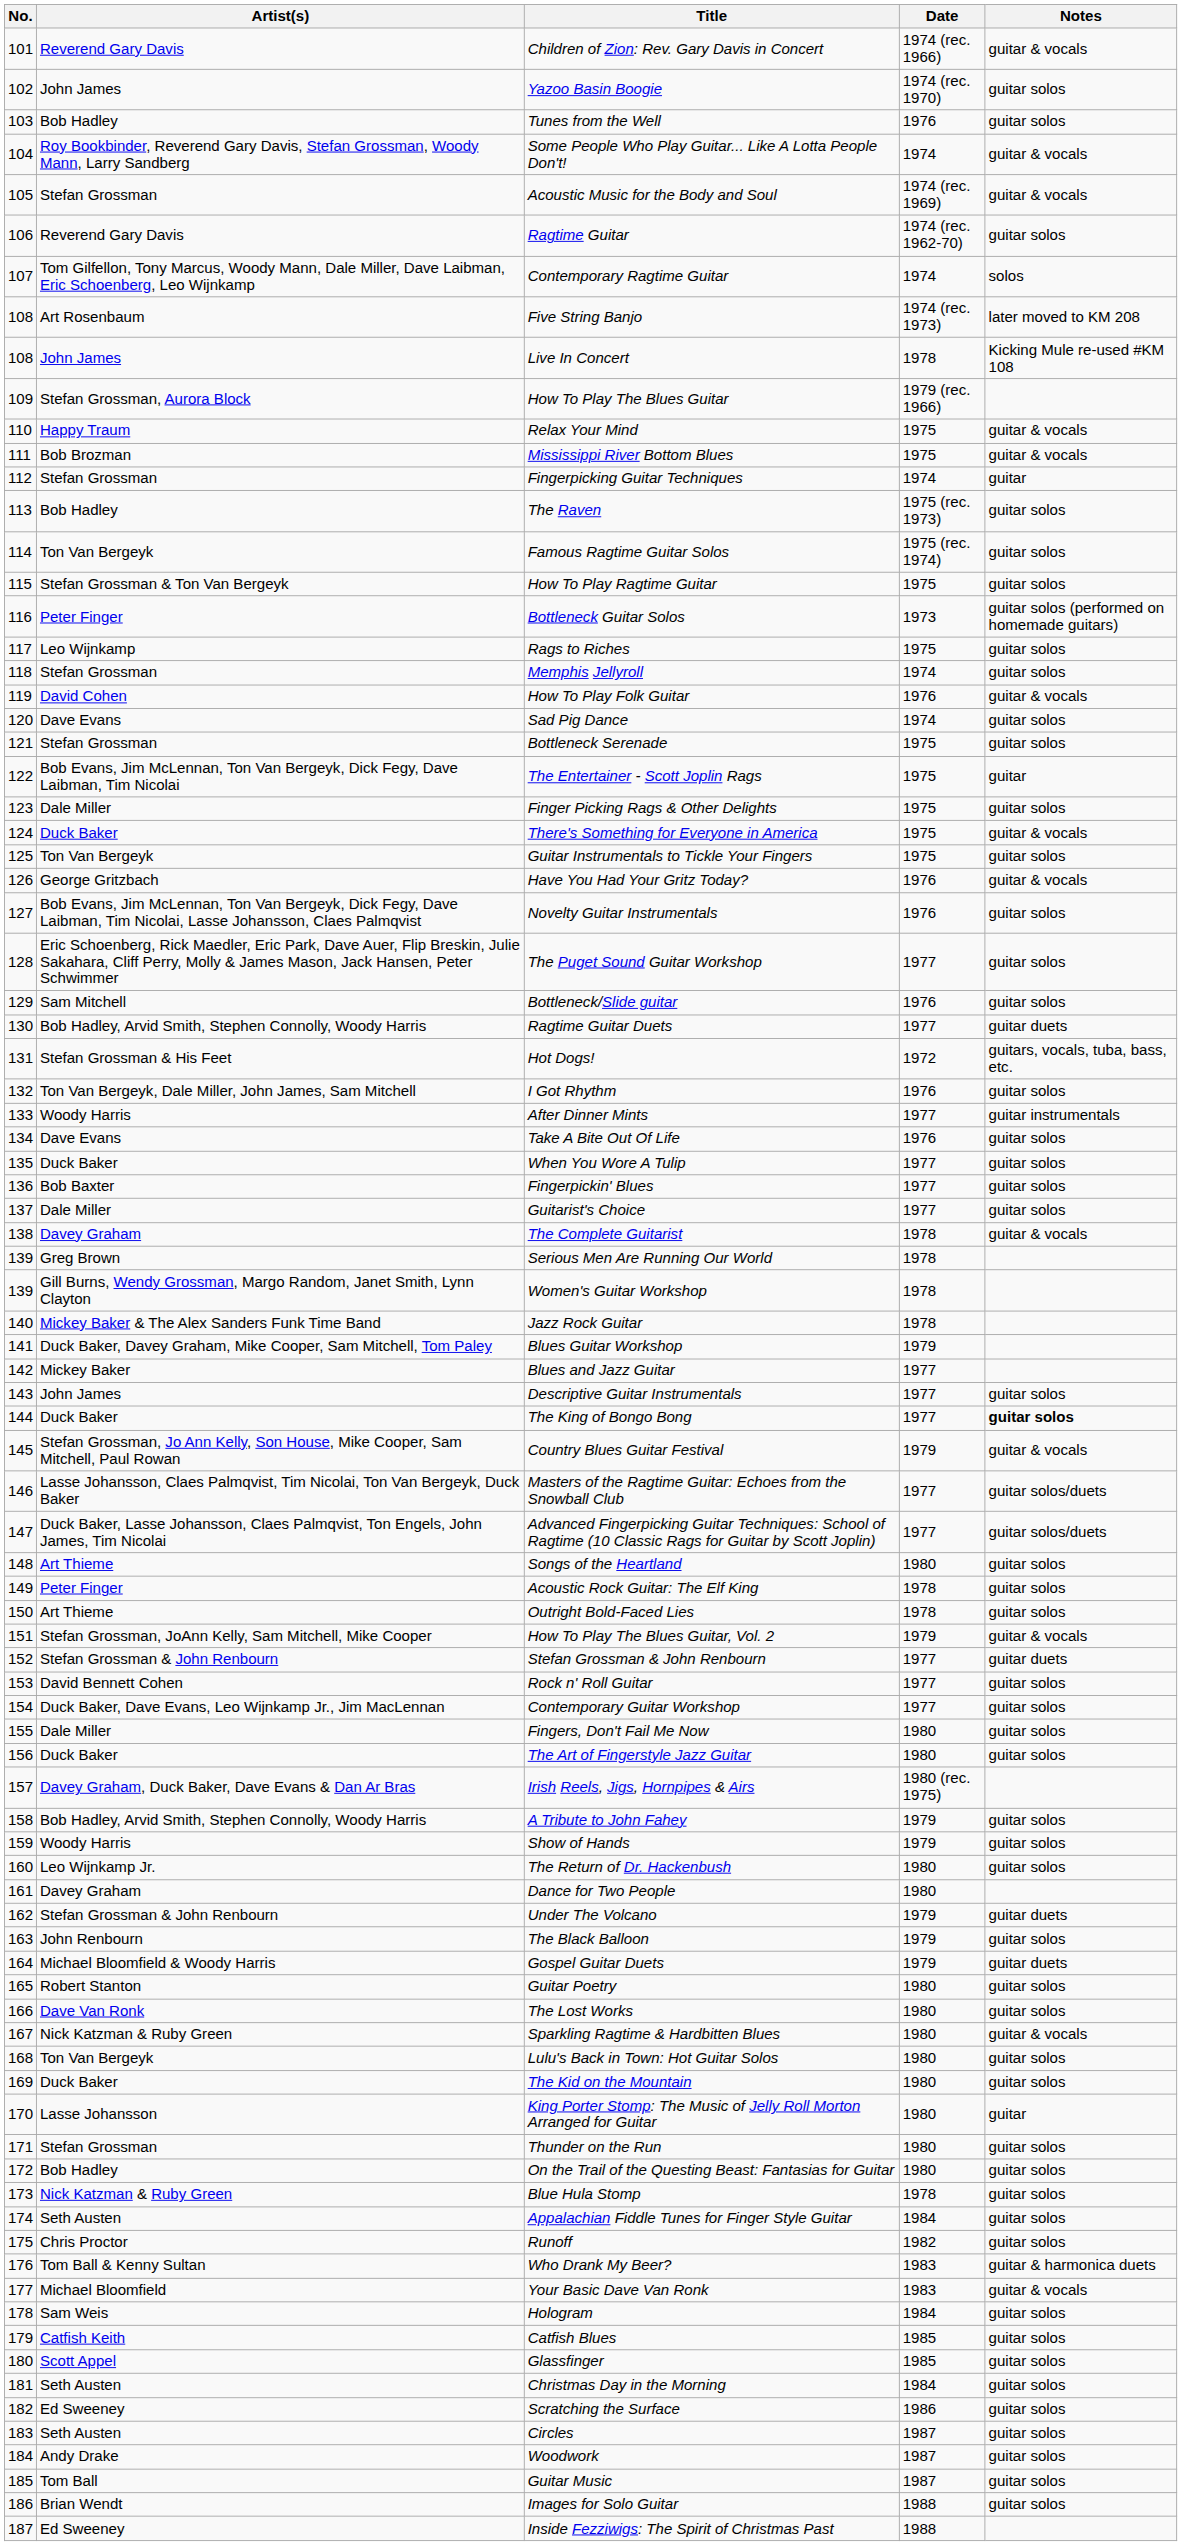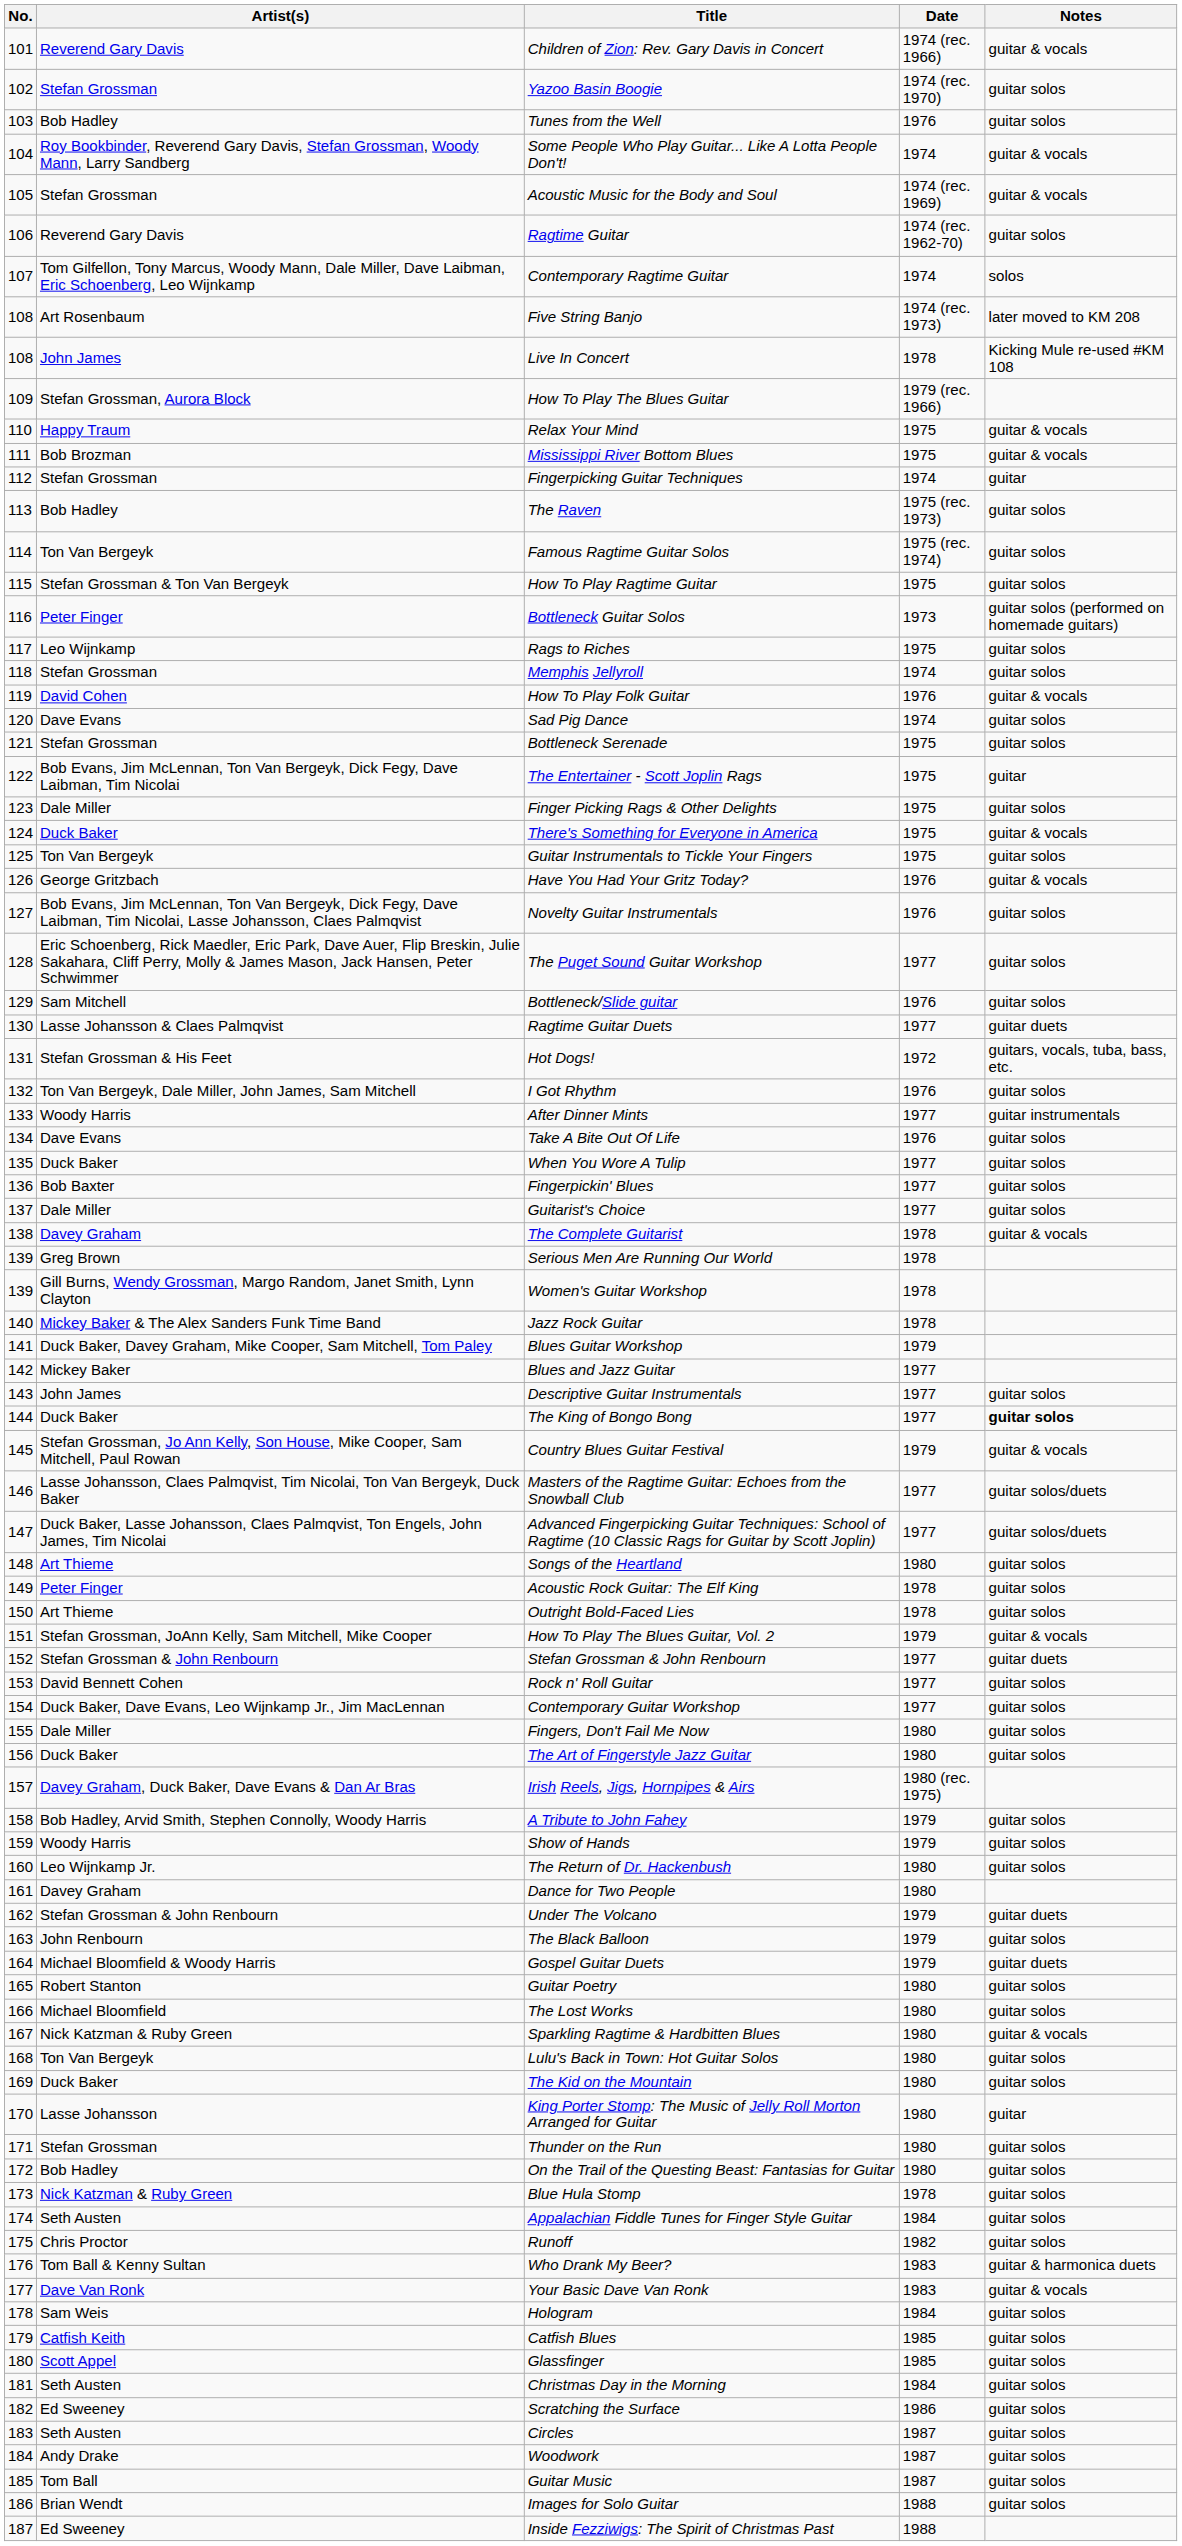(81, 89) John James -> (98, 89) Stefan Grossman
(233, 1026) Bob Hadley, Arvid Smith, Stephen Connolly, Woody Harris -> (162, 1026) Lasse Johansson & Claes Palmqvist
(92, 2010) Dave Van Ronk -> (103, 2010) Michael Bloomfield
(103, 2289) Michael Bloomfield -> (92, 2289) Dave Van Ronk
